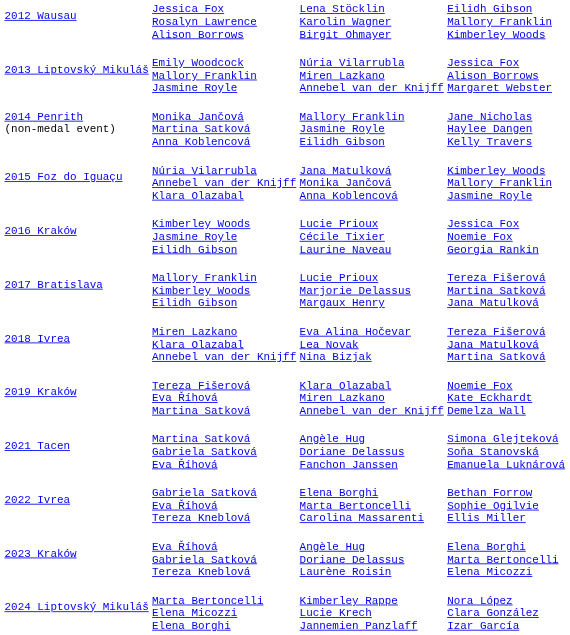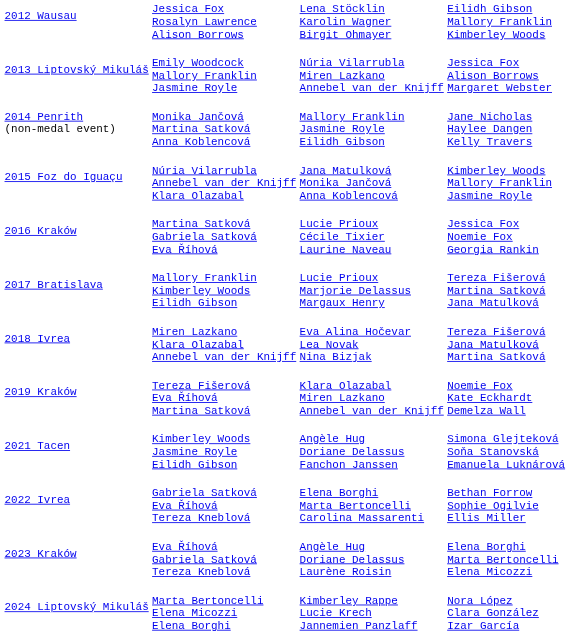(201, 237) Kimberley Woods Jasmine Royle Eilidh Gibson -> (204, 237) Martina Satková Gabriela Satková Eva Říhová
(204, 452) Martina Satková Gabriela Satková Eva Říhová -> (201, 452) Kimberley Woods Jasmine Royle Eilidh Gibson
